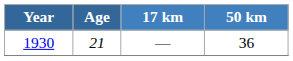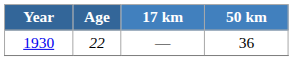(97, 43) 21 -> (97, 43) 22
